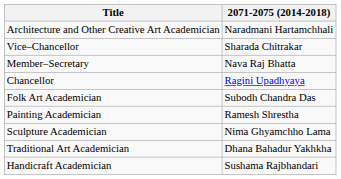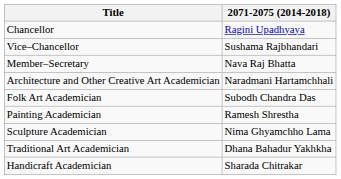rows swapped: (30, 81) <-> (113, 30)
(263, 47) Sharada Chitrakar -> (271, 47) Sushama Rajbhandari
(271, 166) Sushama Rajbhandari -> (263, 166) Sharada Chitrakar
